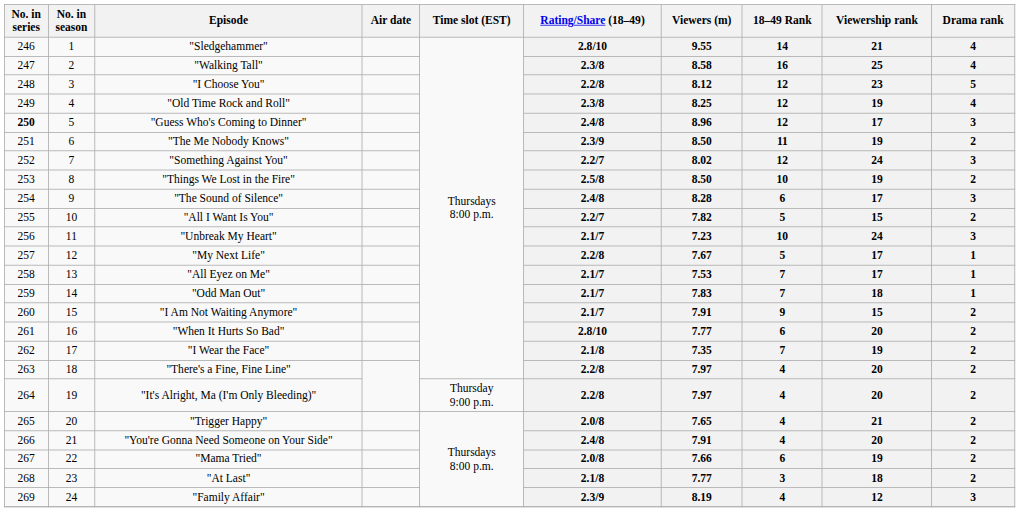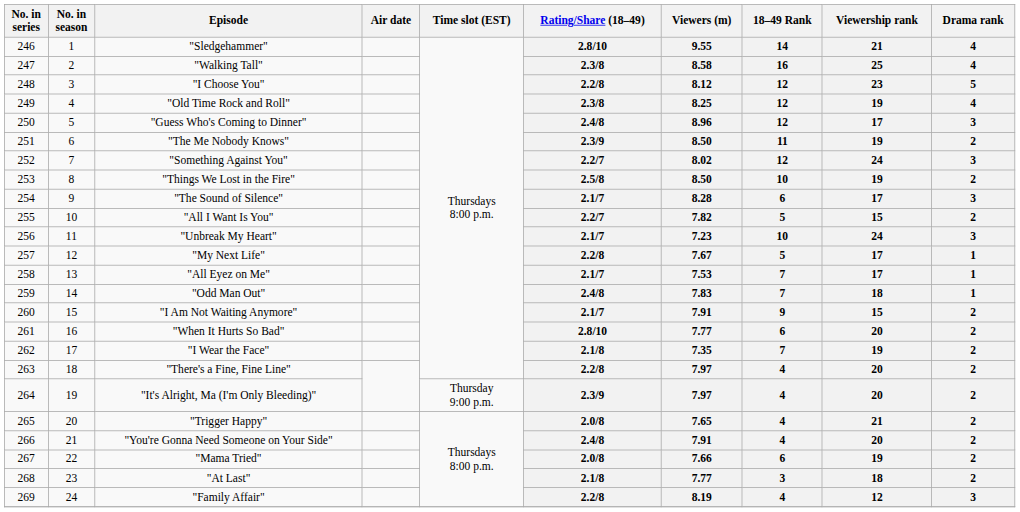(26, 122) bold -> (26, 122) normal
(593, 198) 2.4/8 -> (593, 198) 2.1/7
(593, 293) 2.1/7 -> (593, 293) 2.4/8
(593, 395) 2.2/8 -> (593, 395) 2.3/9
(593, 497) 2.3/9 -> (593, 497) 2.2/8
